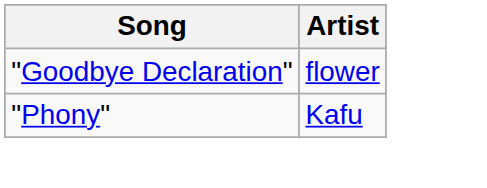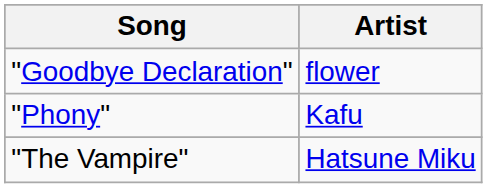+ row: (100, 159)
